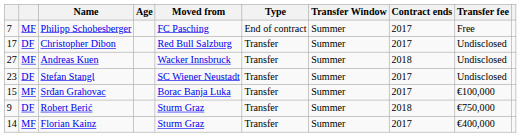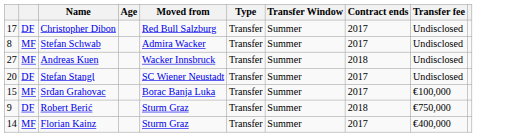- row: (86, 28)
+ row: (71, 44)
(12, 76) 23 -> (12, 76) 20
